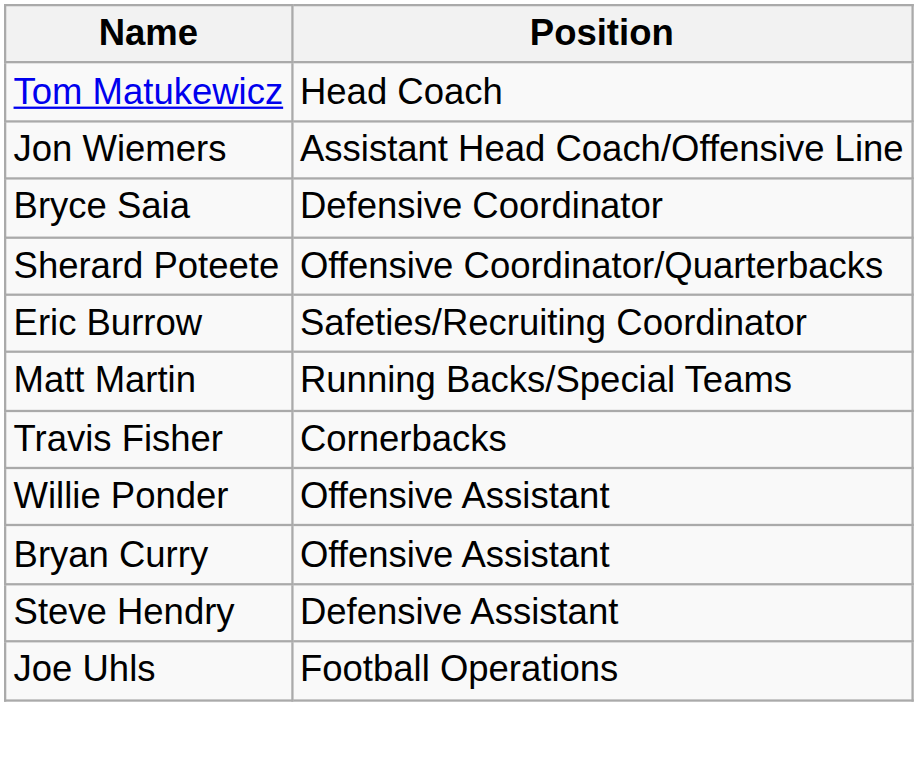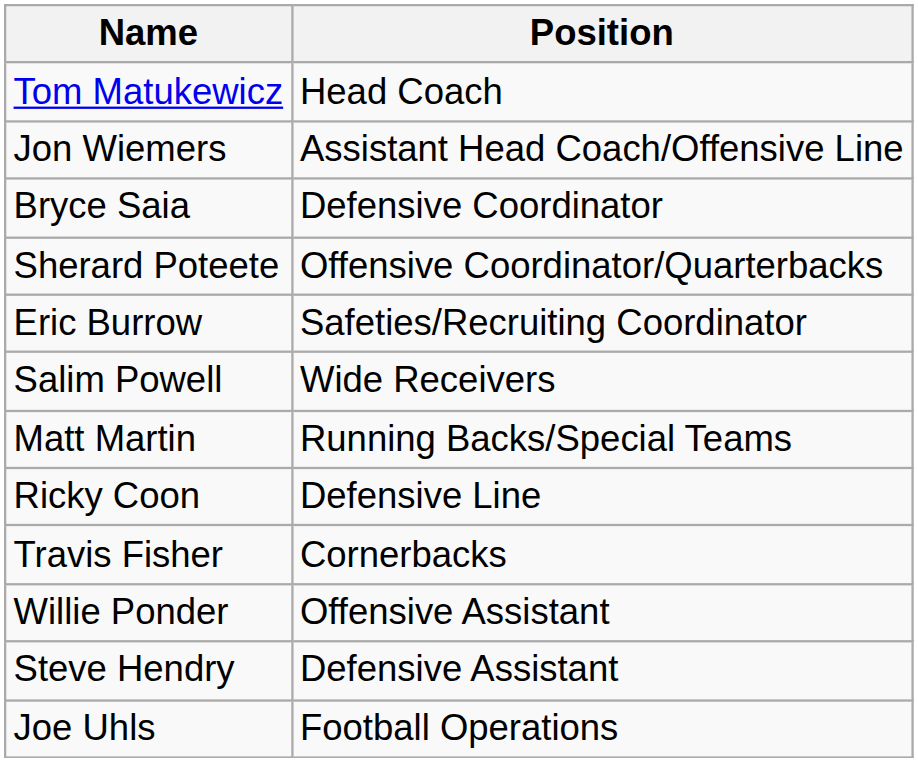+ row: (118, 380)
+ row: (107, 496)
- row: (111, 554)
